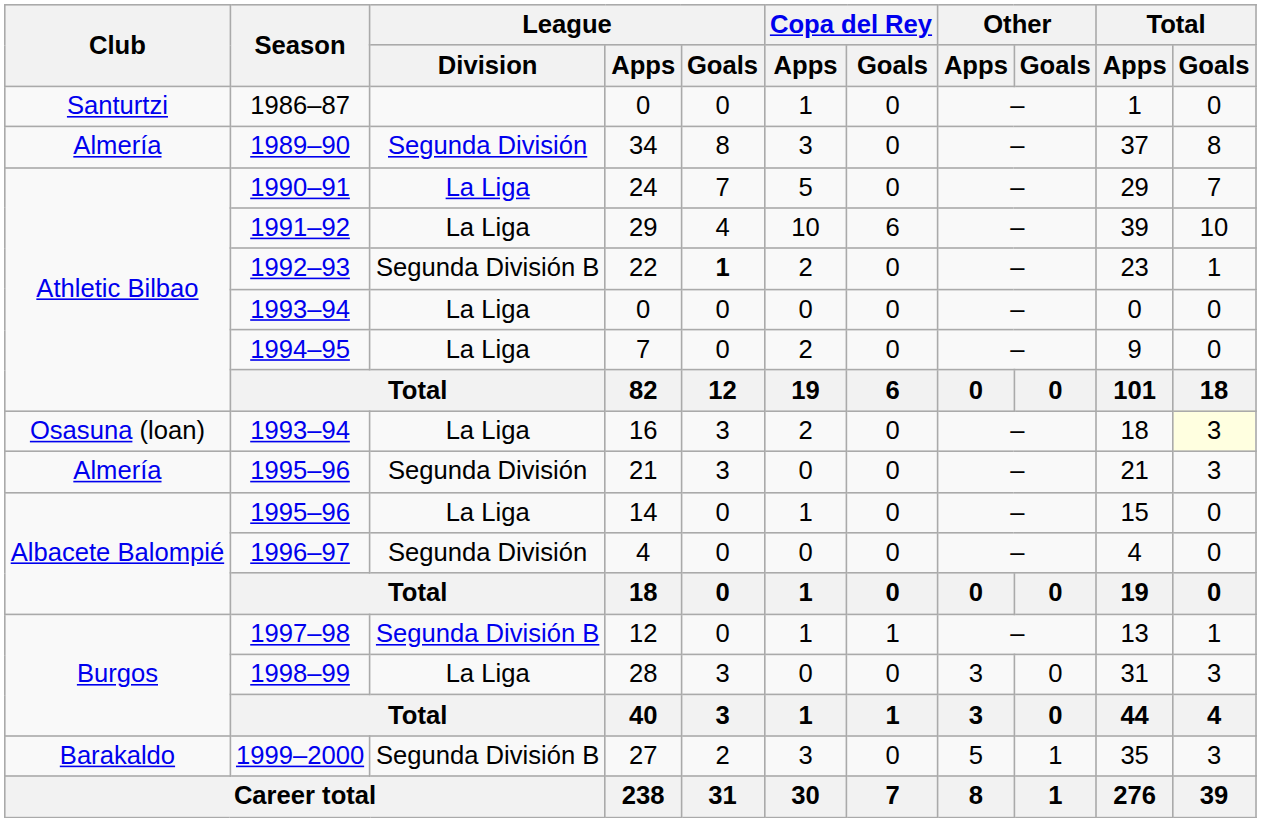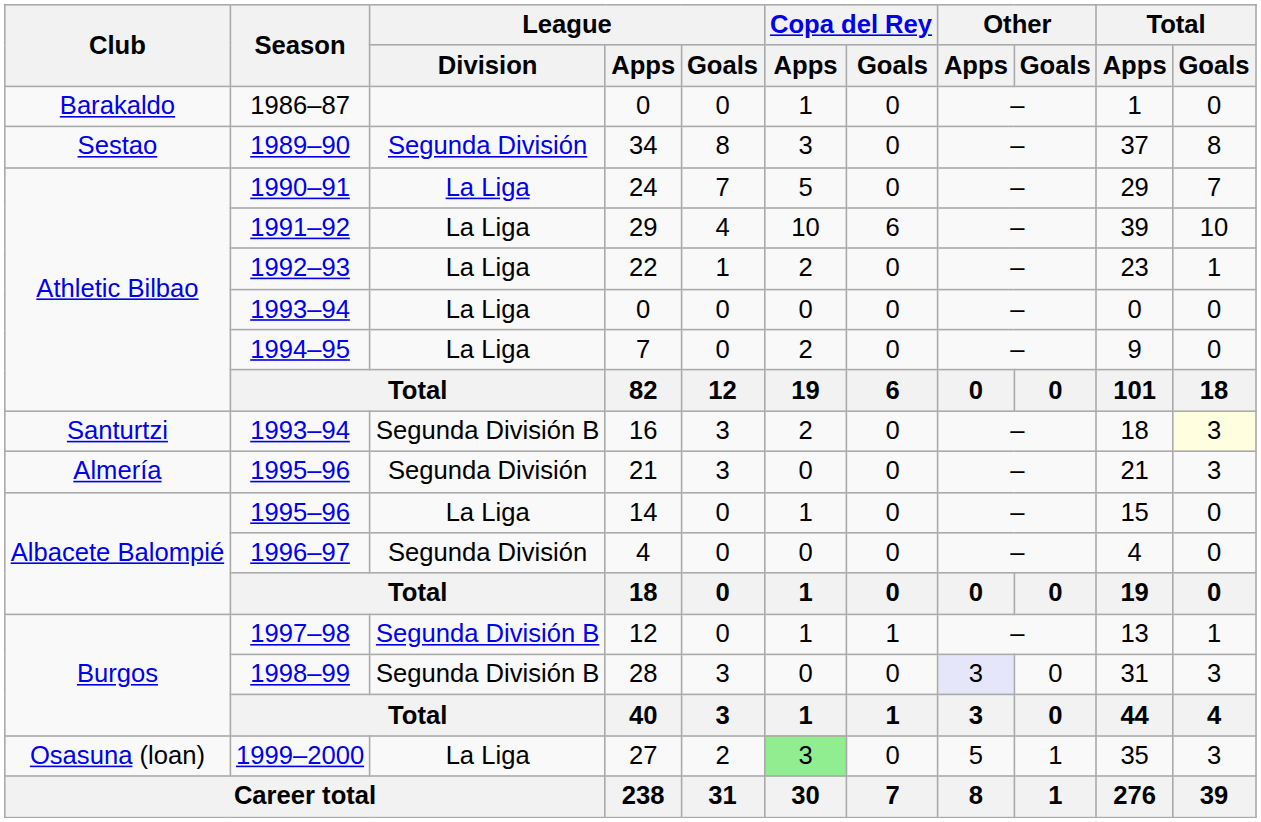(117, 106) Santurtzi -> (117, 106) Barakaldo
(117, 146) Almería -> (117, 146) Sestao
(488, 268) Segunda División B -> (488, 268) La Liga
(723, 268) bold -> (723, 268) normal
(117, 430) Osasuna (loan) -> (117, 430) Santurtzi
(488, 430) La Liga -> (488, 430) Segunda División B
(488, 674) La Liga -> (488, 674) Segunda División B
(976, 674) no background -> (976, 674) lavender background
(117, 755) Barakaldo -> (117, 755) Osasuna (loan)
(488, 755) Segunda División B -> (488, 755) La Liga
(806, 755) no background -> (806, 755) lightgreen background
